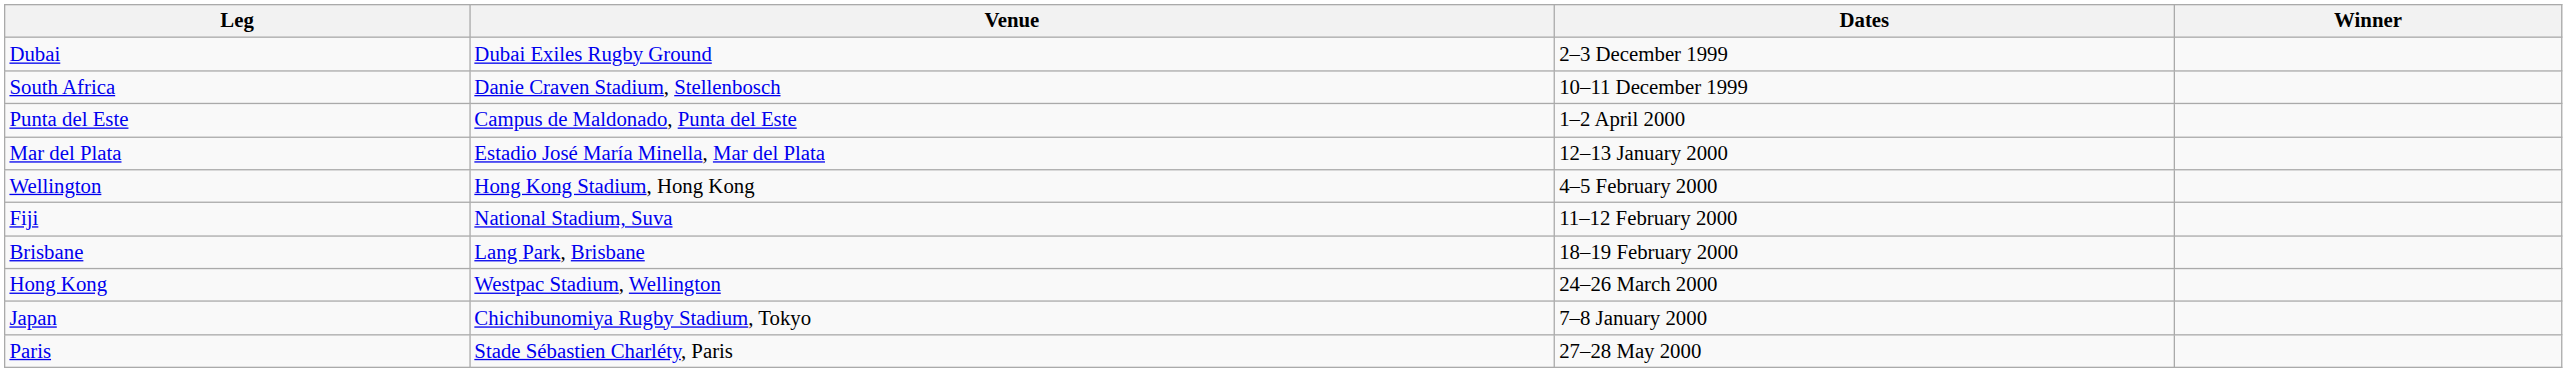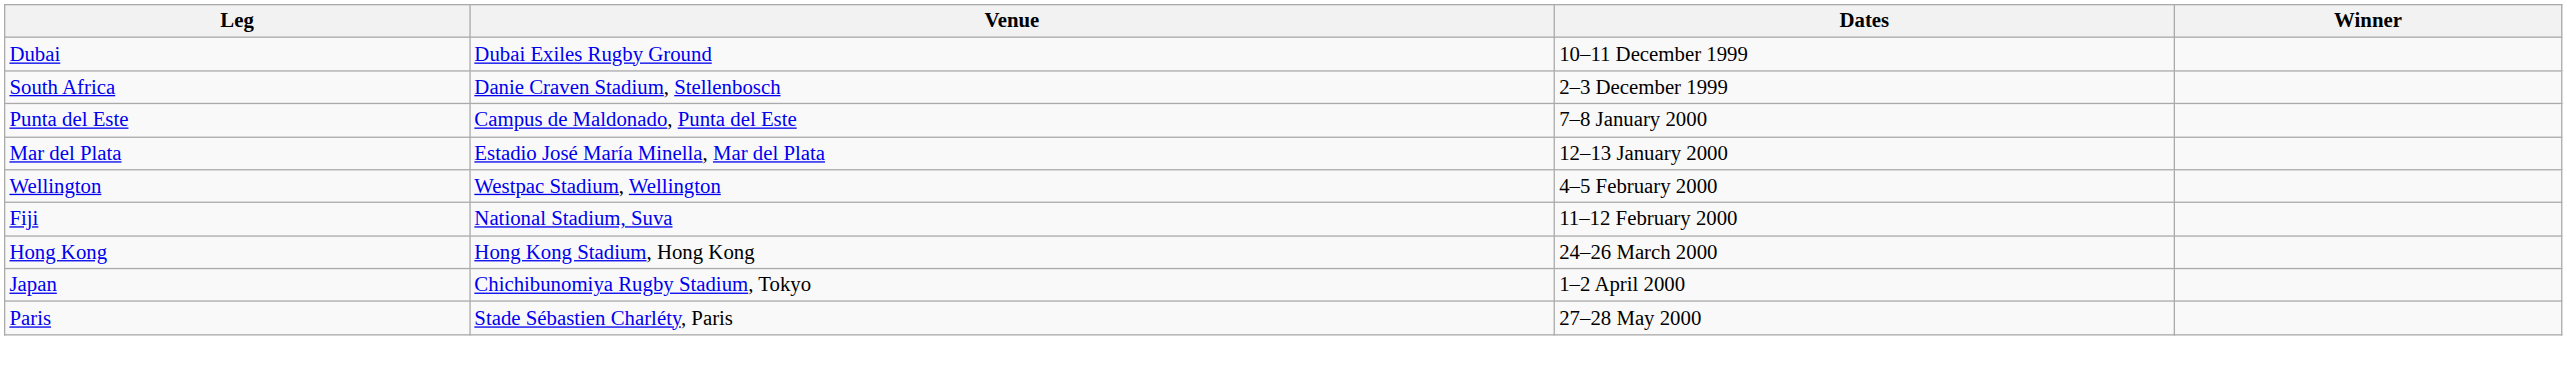(1644, 53) 2–3 December 1999 -> (1654, 53) 10–11 December 1999
(1654, 86) 10–11 December 1999 -> (1644, 86) 2–3 December 1999
(1622, 119) 1–2 April 2000 -> (1633, 119) 7–8 January 2000
(614, 185) Hong Kong Stadium, Hong Kong -> (598, 185) Westpac Stadium, Wellington
- row: (46, 251)
(598, 284) Westpac Stadium, Wellington -> (614, 251) Hong Kong Stadium, Hong Kong
(1633, 317) 7–8 January 2000 -> (1622, 284) 1–2 April 2000
